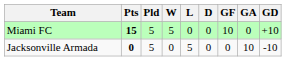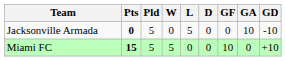rows swapped: (29, 30) <-> (52, 47)
